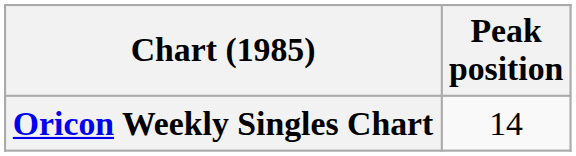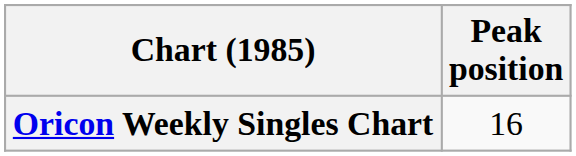(506, 122) 14 -> (506, 122) 16
